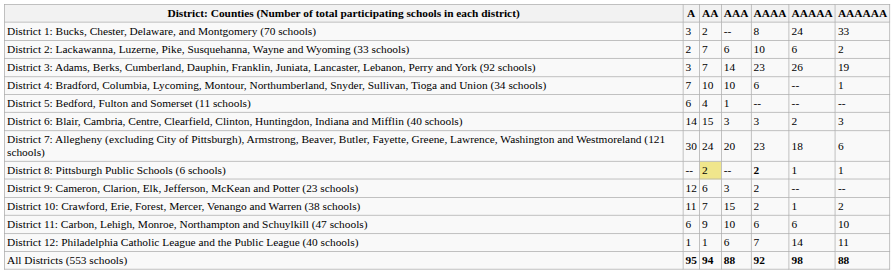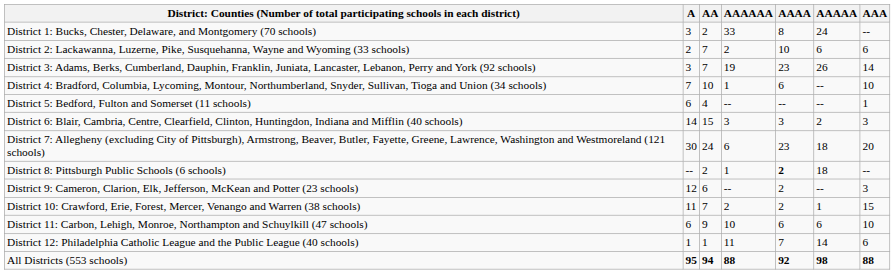columns swapped: (736, 13) <-> (862, 13)
(705, 170) khaki background -> (705, 170) no background
(794, 170) 1 -> (822, 170) 18
